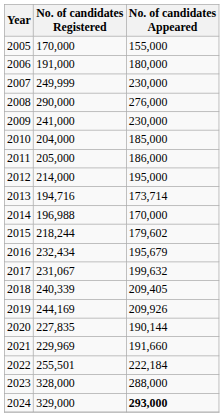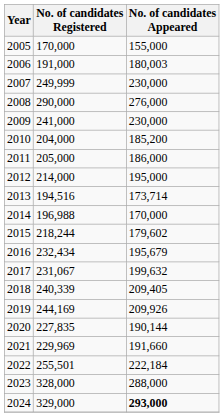(148, 64) 180,000 -> (148, 64) 180,003
(148, 139) 185,000 -> (148, 139) 185,200
(55, 196) 194,716 -> (55, 196) 194,516
